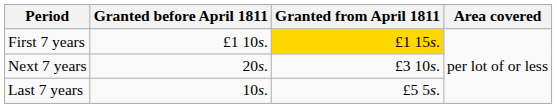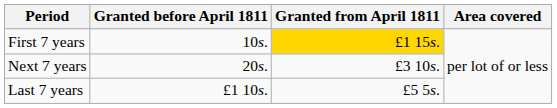(246, 41) £1 10s. -> (255, 41) 10s.
(255, 90) 10s. -> (246, 90) £1 10s.
